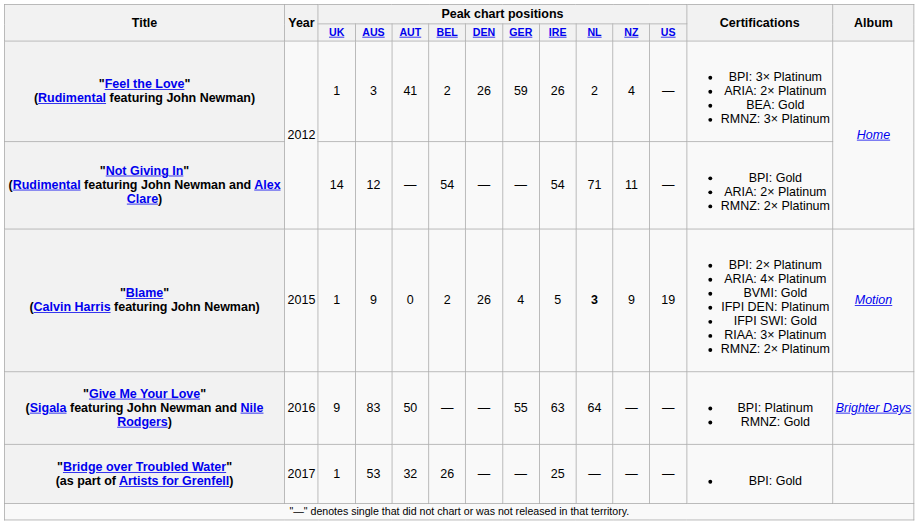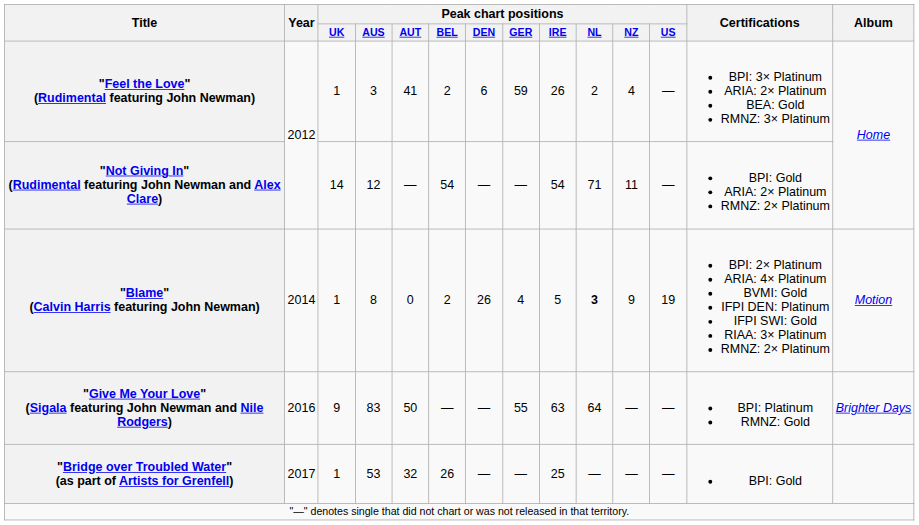(484, 91) 26 -> (484, 91) 6
(301, 300) 2015 -> (301, 300) 2014
(373, 300) 9 -> (373, 300) 8
